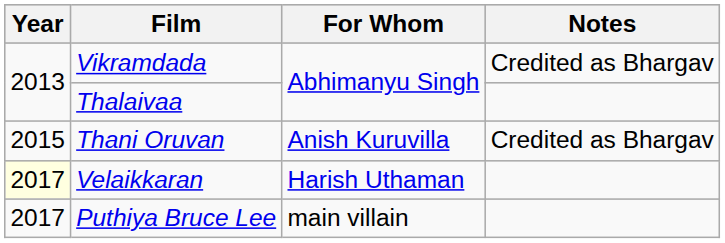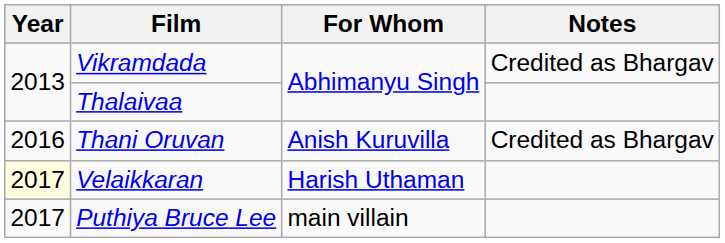(38, 140) 2015 -> (38, 140) 2016
